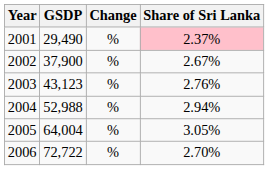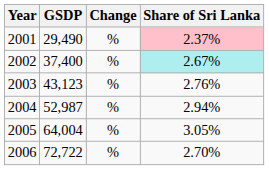(63, 61) 37,900 -> (63, 61) 37,400
(202, 61) no background -> (202, 61) paleturquoise background
(63, 107) 52,988 -> (63, 107) 52,987
